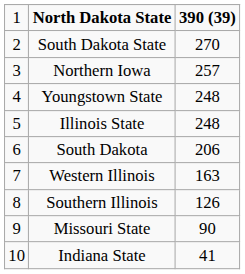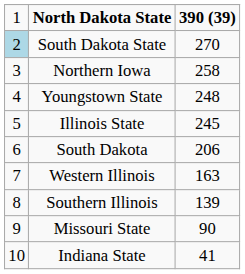(17, 44) no background -> (17, 44) lightblue background
(207, 70) 257 -> (207, 70) 258
(207, 123) 248 -> (207, 123) 245
(207, 202) 126 -> (207, 202) 139
